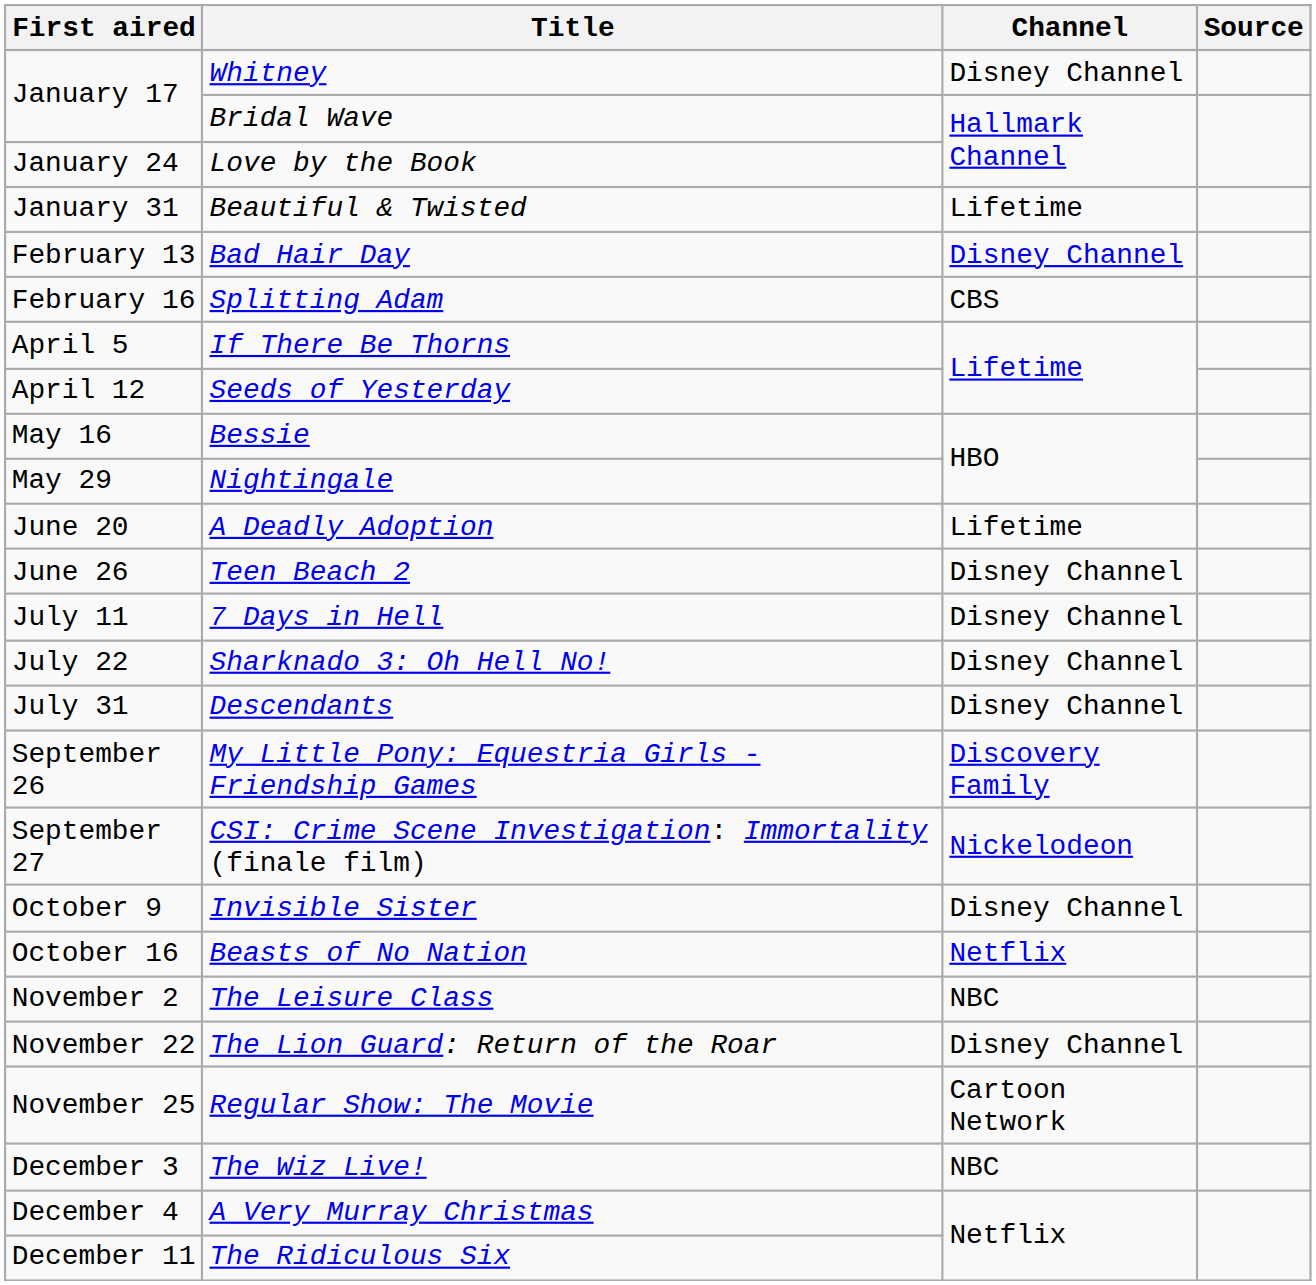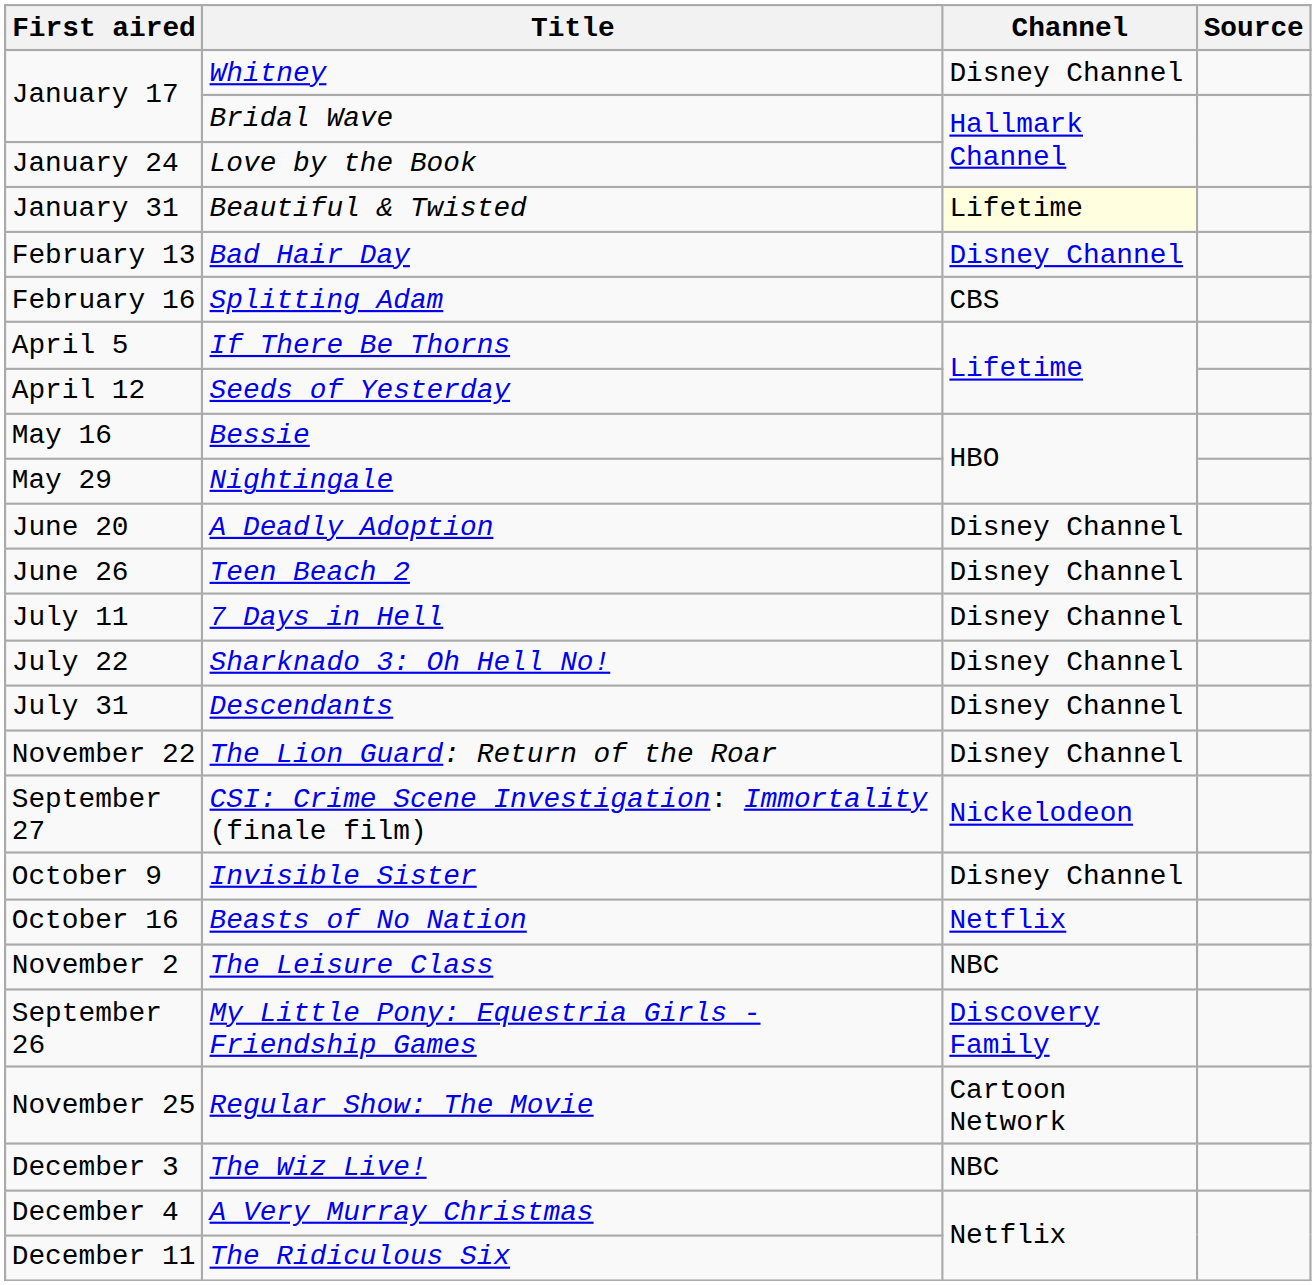(1016, 209) no background -> (1016, 209) lightyellow background
(1016, 526) Lifetime -> (1066, 526) Disney Channel
rows swapped: (485, 769) <-> (493, 1044)
